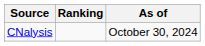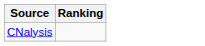- column: (153, 13)
